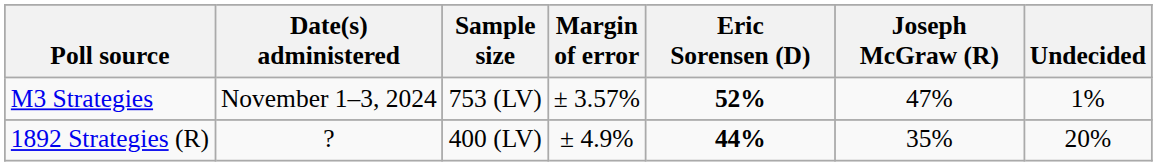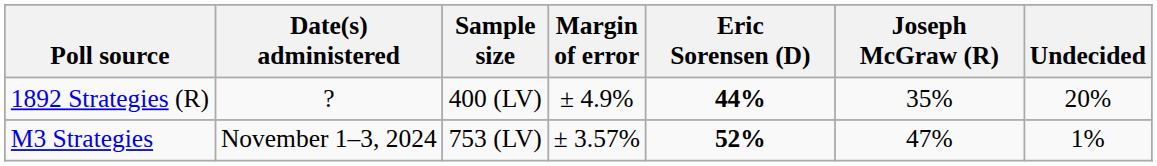rows swapped: (82, 98) <-> (110, 140)
